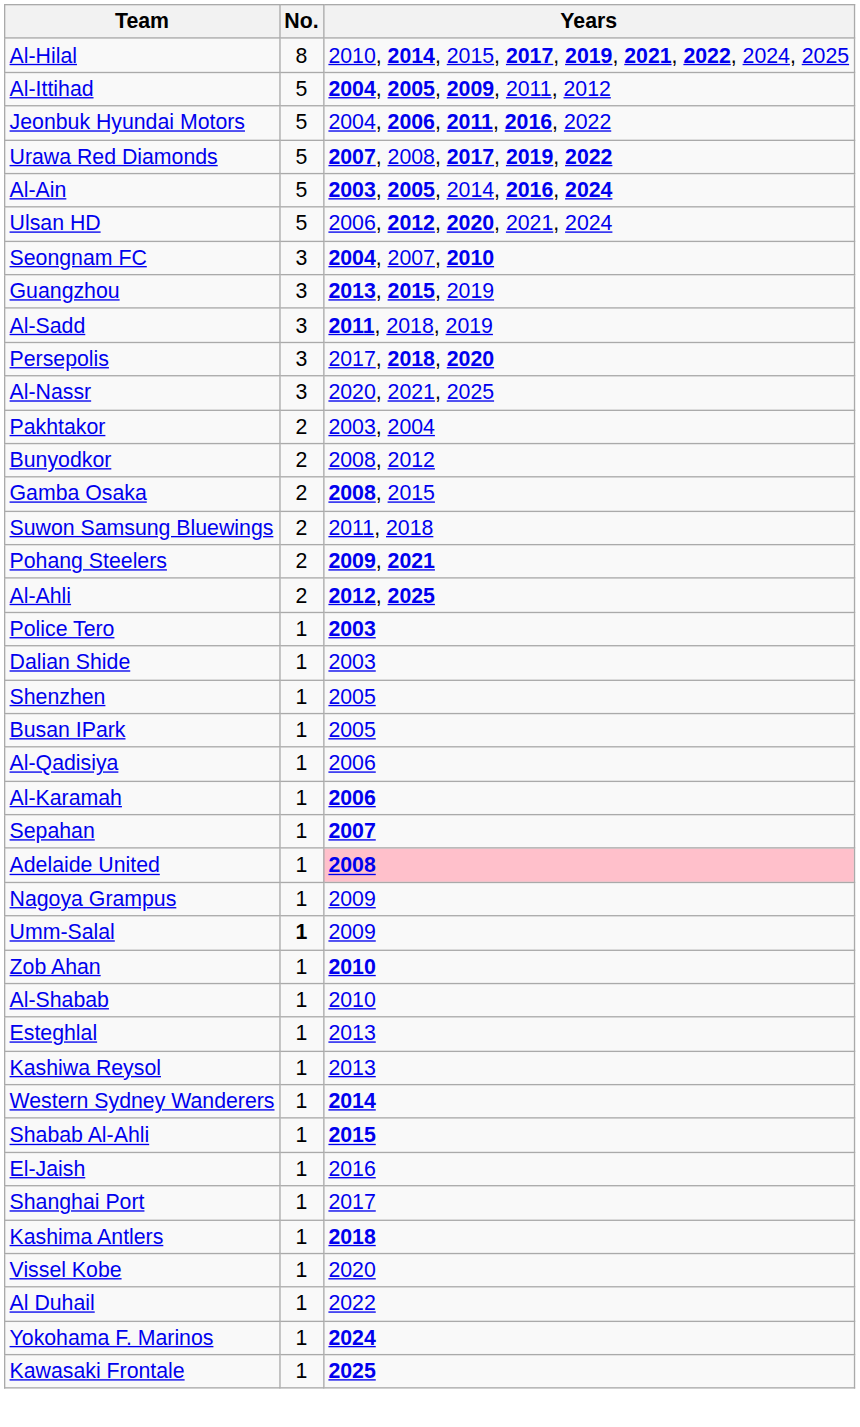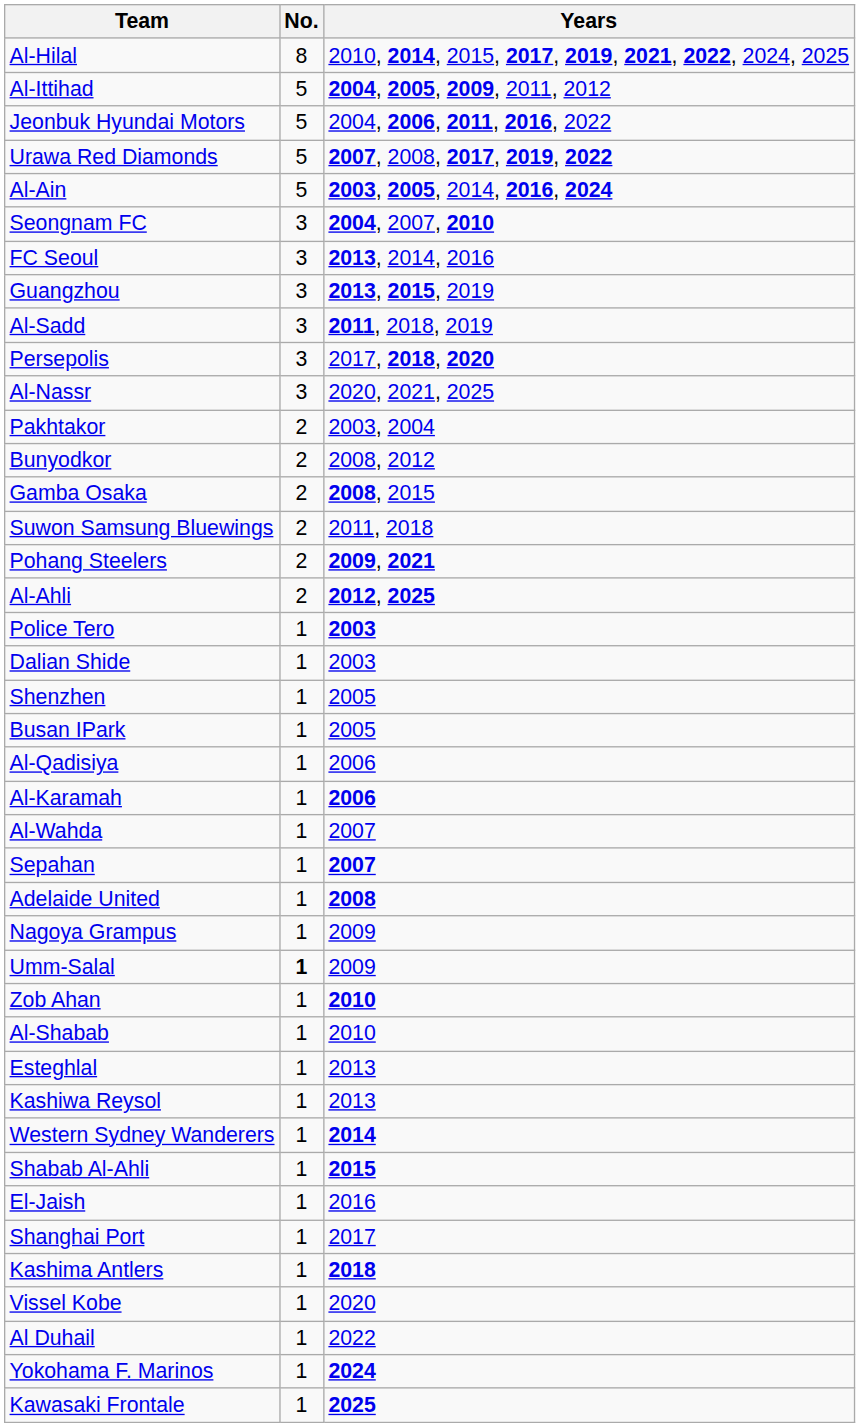- row: (55, 223)
+ row: (54, 257)
+ row: (56, 831)
(352, 865) pink background -> (352, 898) no background
